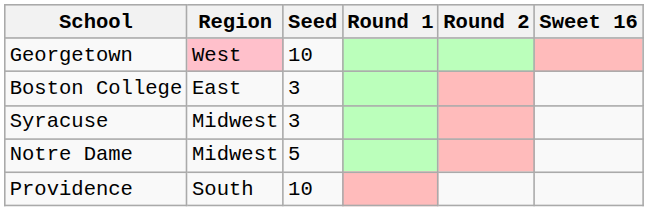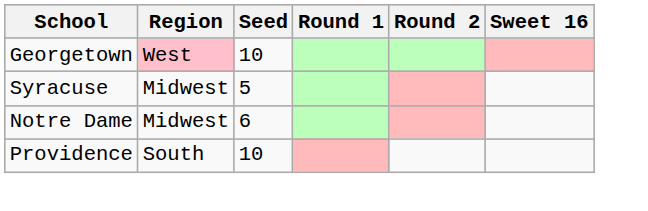- row: (96, 88)
(294, 122) 3 -> (245, 88) 5
(294, 155) 5 -> (245, 122) 6
